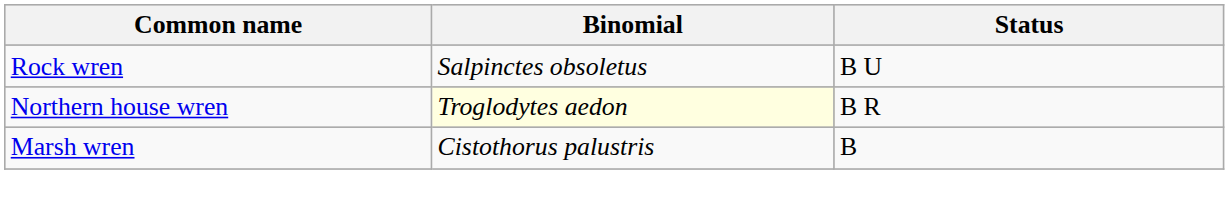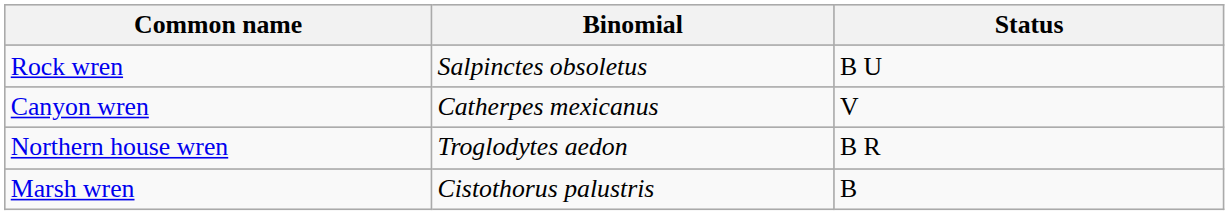+ row: (80, 106)
(533, 106) lightyellow background -> (533, 147) no background
